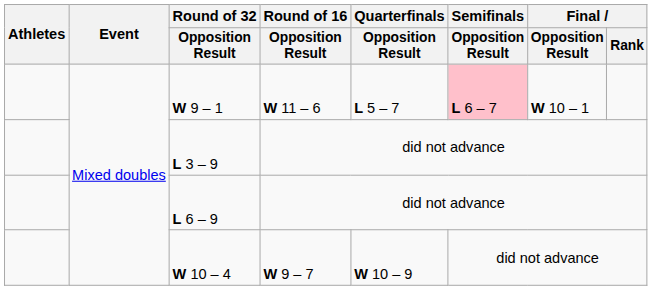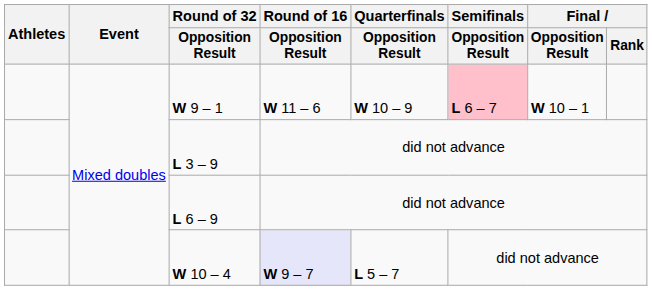(377, 109) L 5 – 7 -> (383, 109) W 10 – 9
(288, 274) no background -> (288, 274) lavender background
(383, 274) W 10 – 9 -> (377, 274) L 5 – 7
